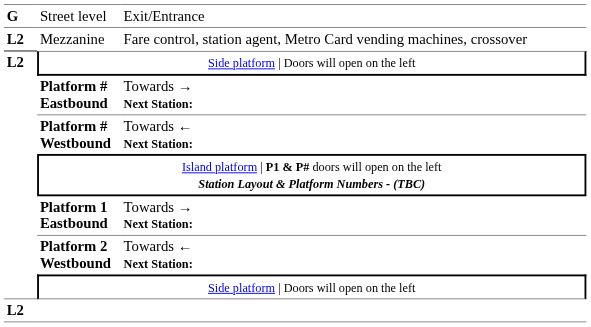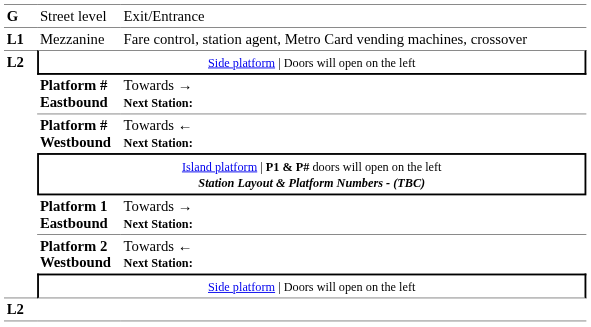(15, 38) L2 -> (15, 38) L1
